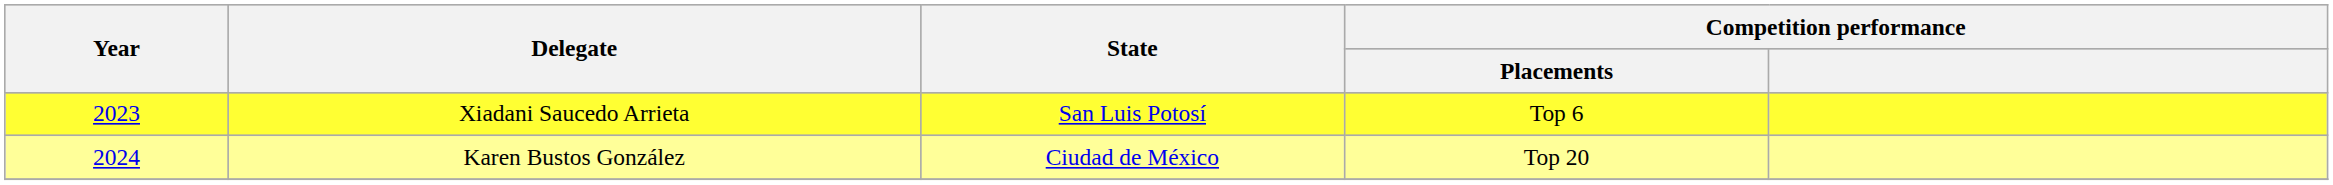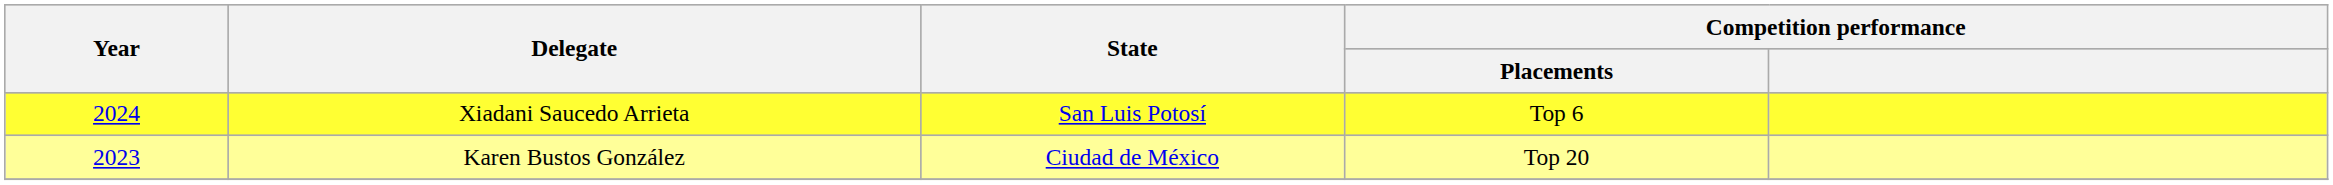(117, 114) 2023 -> (117, 114) 2024
(117, 158) 2024 -> (117, 158) 2023
